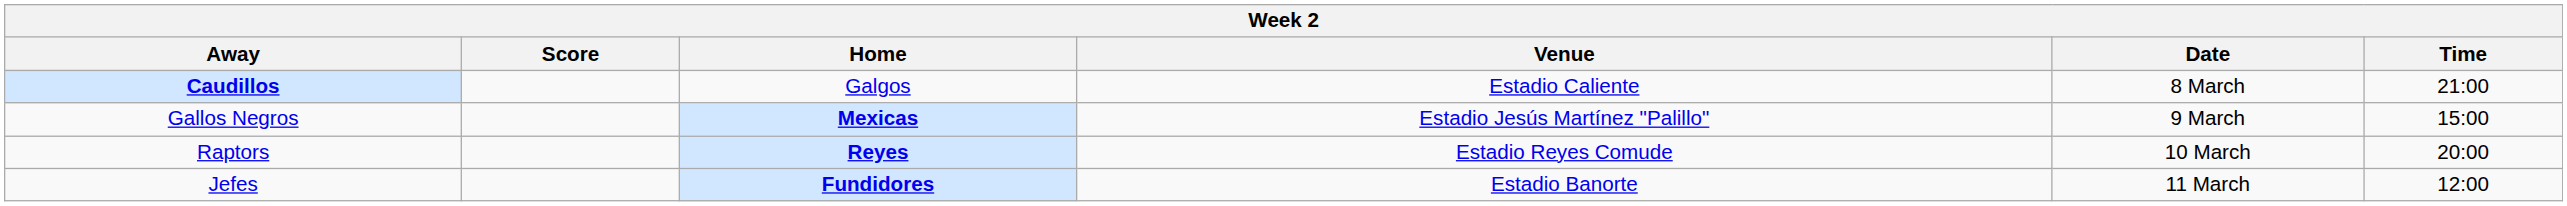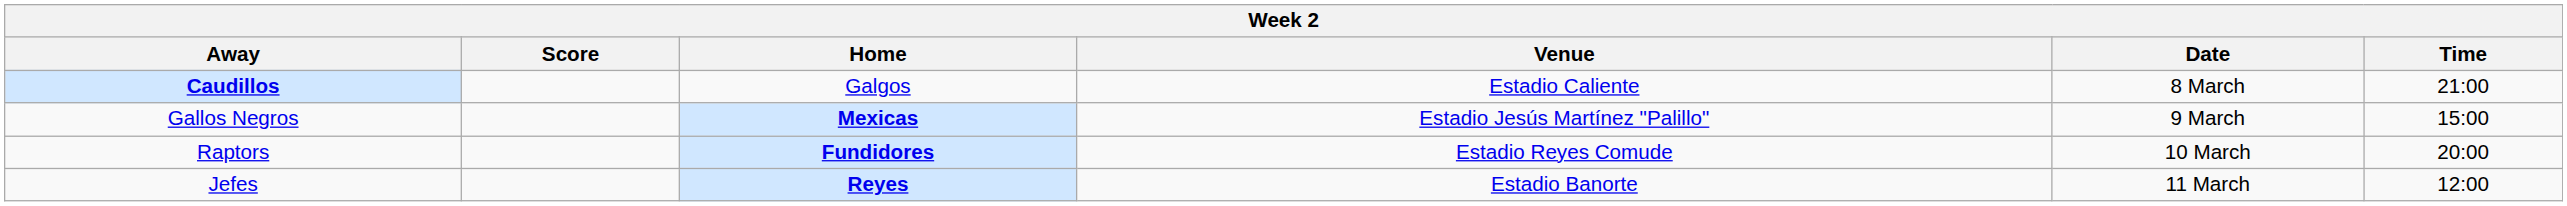(878, 151) Reyes -> (878, 151) Fundidores
(878, 184) Fundidores -> (878, 184) Reyes
